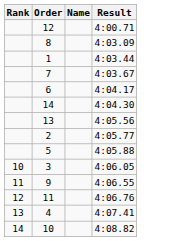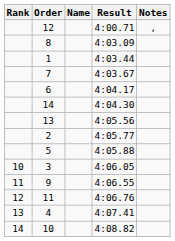+ column: (153, 12)
